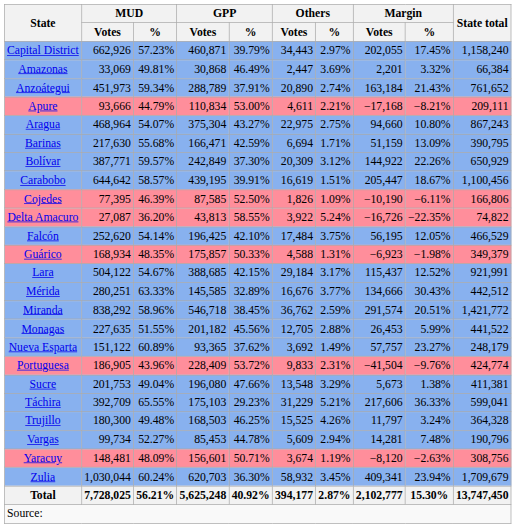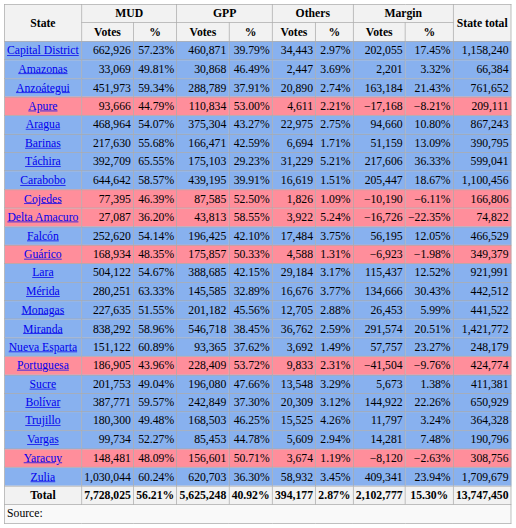rows swapped: (43, 161) <-> (43, 402)
rows swapped: (43, 310) <-> (43, 328)
